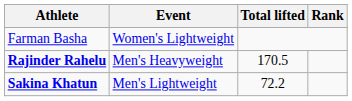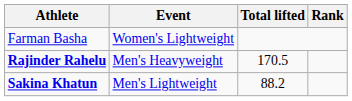(273, 84) 72.2 -> (273, 84) 88.2
